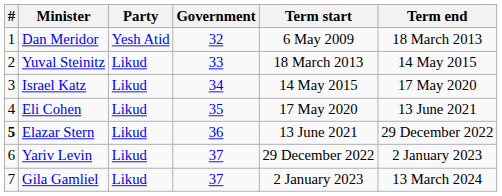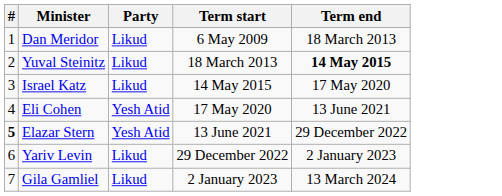- column: (216, 16)
(141, 39) Yesh Atid -> (129, 39) Likud
(437, 62) normal -> (351, 62) bold
(129, 109) Likud -> (141, 109) Yesh Atid
(129, 132) Likud -> (141, 132) Yesh Atid
